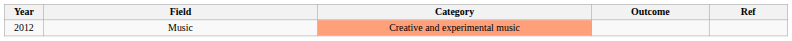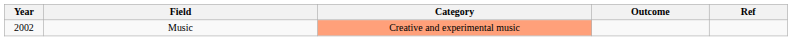(24, 28) 2012 -> (24, 28) 2002
